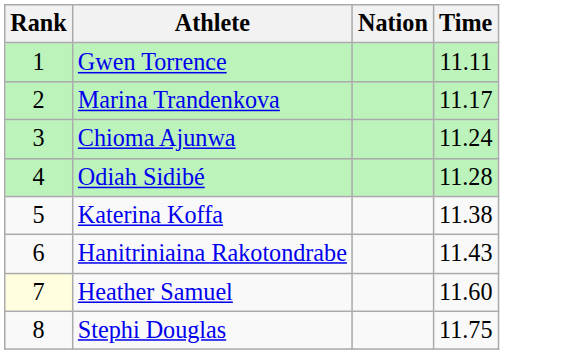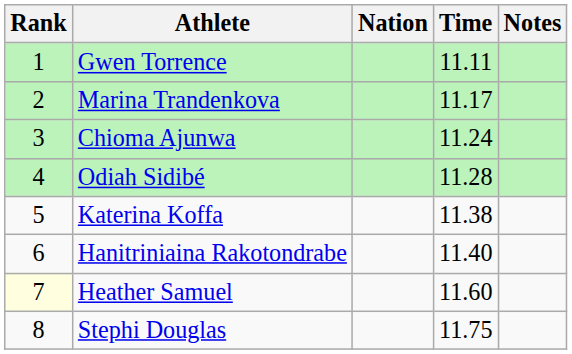+ column: (532, 23)
(466, 253) 11.43 -> (466, 253) 11.40
